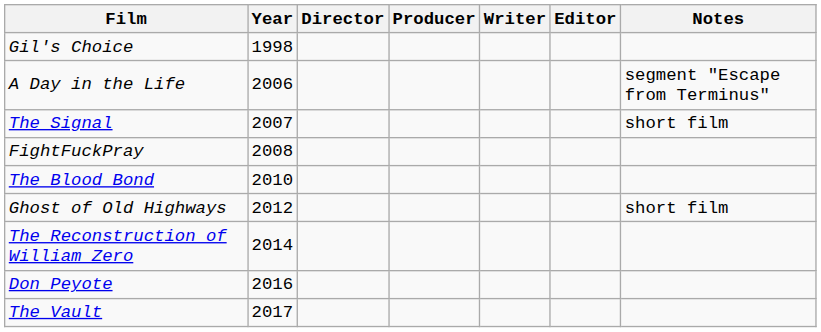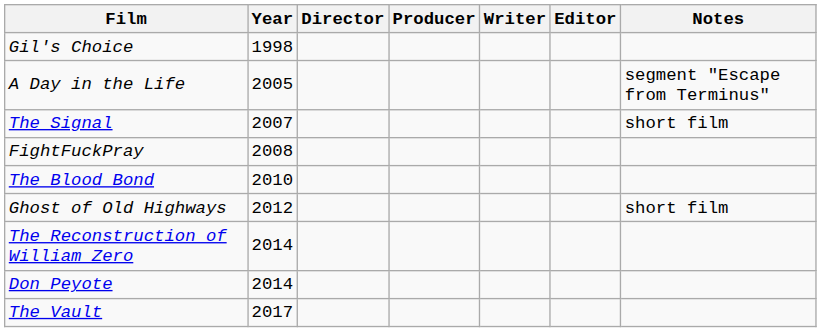(272, 85) 2006 -> (272, 85) 2005
(272, 284) 2016 -> (272, 284) 2014
